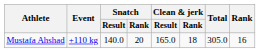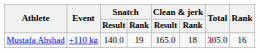(139, 40) 20 -> (139, 40) 19
